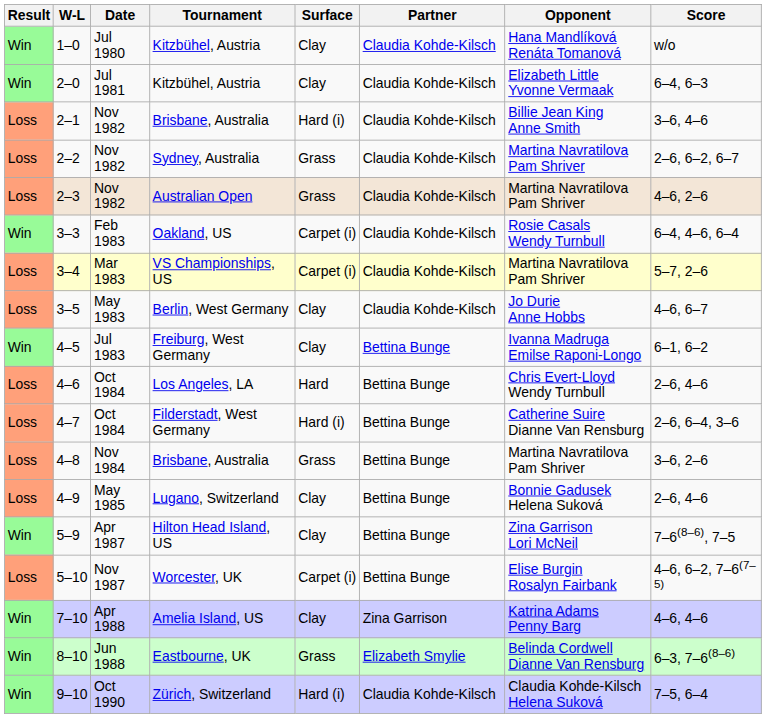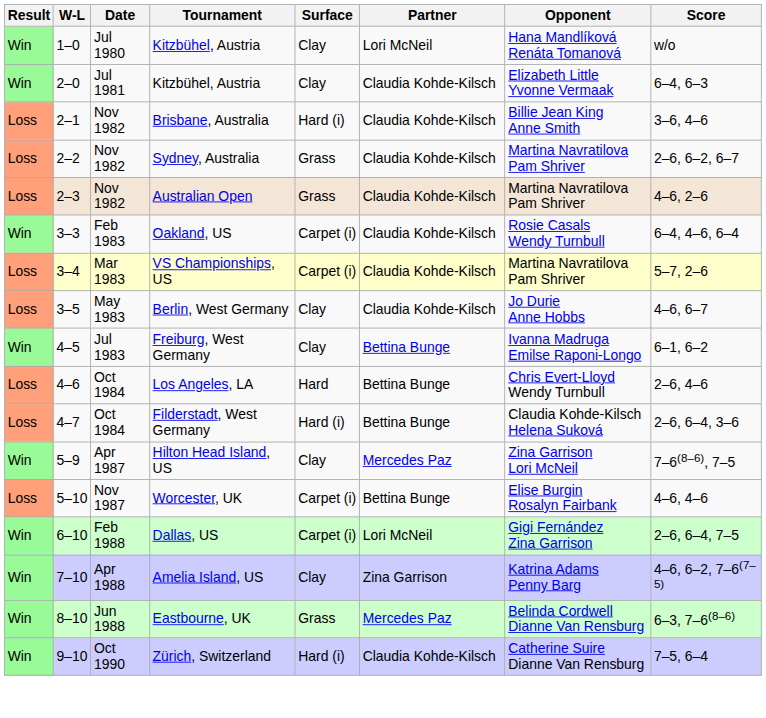(429, 45) Claudia Kohde-Kilsch -> (397, 45) Lori McNeil
(576, 422) Catherine Suire Dianne Van Rensburg -> (575, 422) Claudia Kohde-Kilsch Helena Suková
- row: (68, 460)
- row: (68, 498)
(406, 536) Bettina Bunge -> (407, 460) Mercedes Paz
(705, 574) 4–6, 6–2, 7–6(7–5) -> (681, 498) 4–6, 4–6
+ row: (72, 536)
(681, 619) 4–6, 4–6 -> (705, 574) 4–6, 6–2, 7–6(7–5)
(414, 656) Elizabeth Smylie -> (407, 619) Mercedes Paz
(575, 694) Claudia Kohde-Kilsch Helena Suková -> (576, 656) Catherine Suire Dianne Van Rensburg
